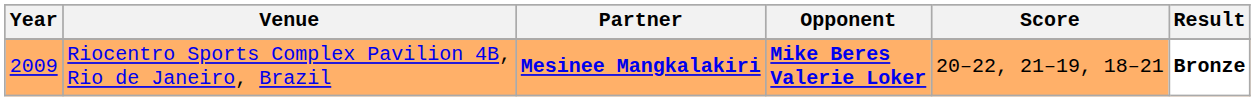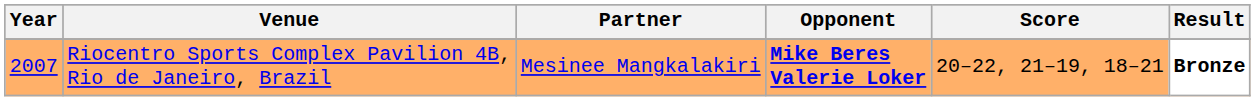(34, 67) 2009 -> (34, 67) 2007
(641, 67) bold -> (641, 67) normal
